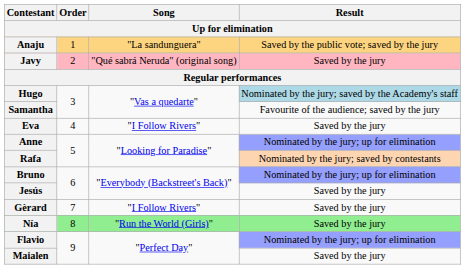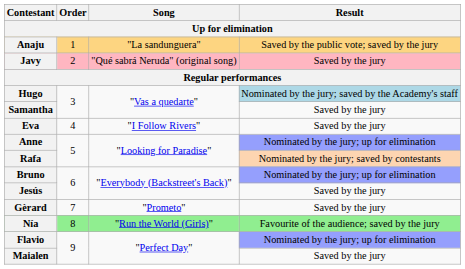(350, 110) Favourite of the audience; saved by the jury -> (350, 110) Saved by the jury
(164, 207) "I Follow Rivers" -> (164, 207) "Prometo"
(350, 223) Saved by the jury -> (350, 223) Favourite of the audience; saved by the jury
